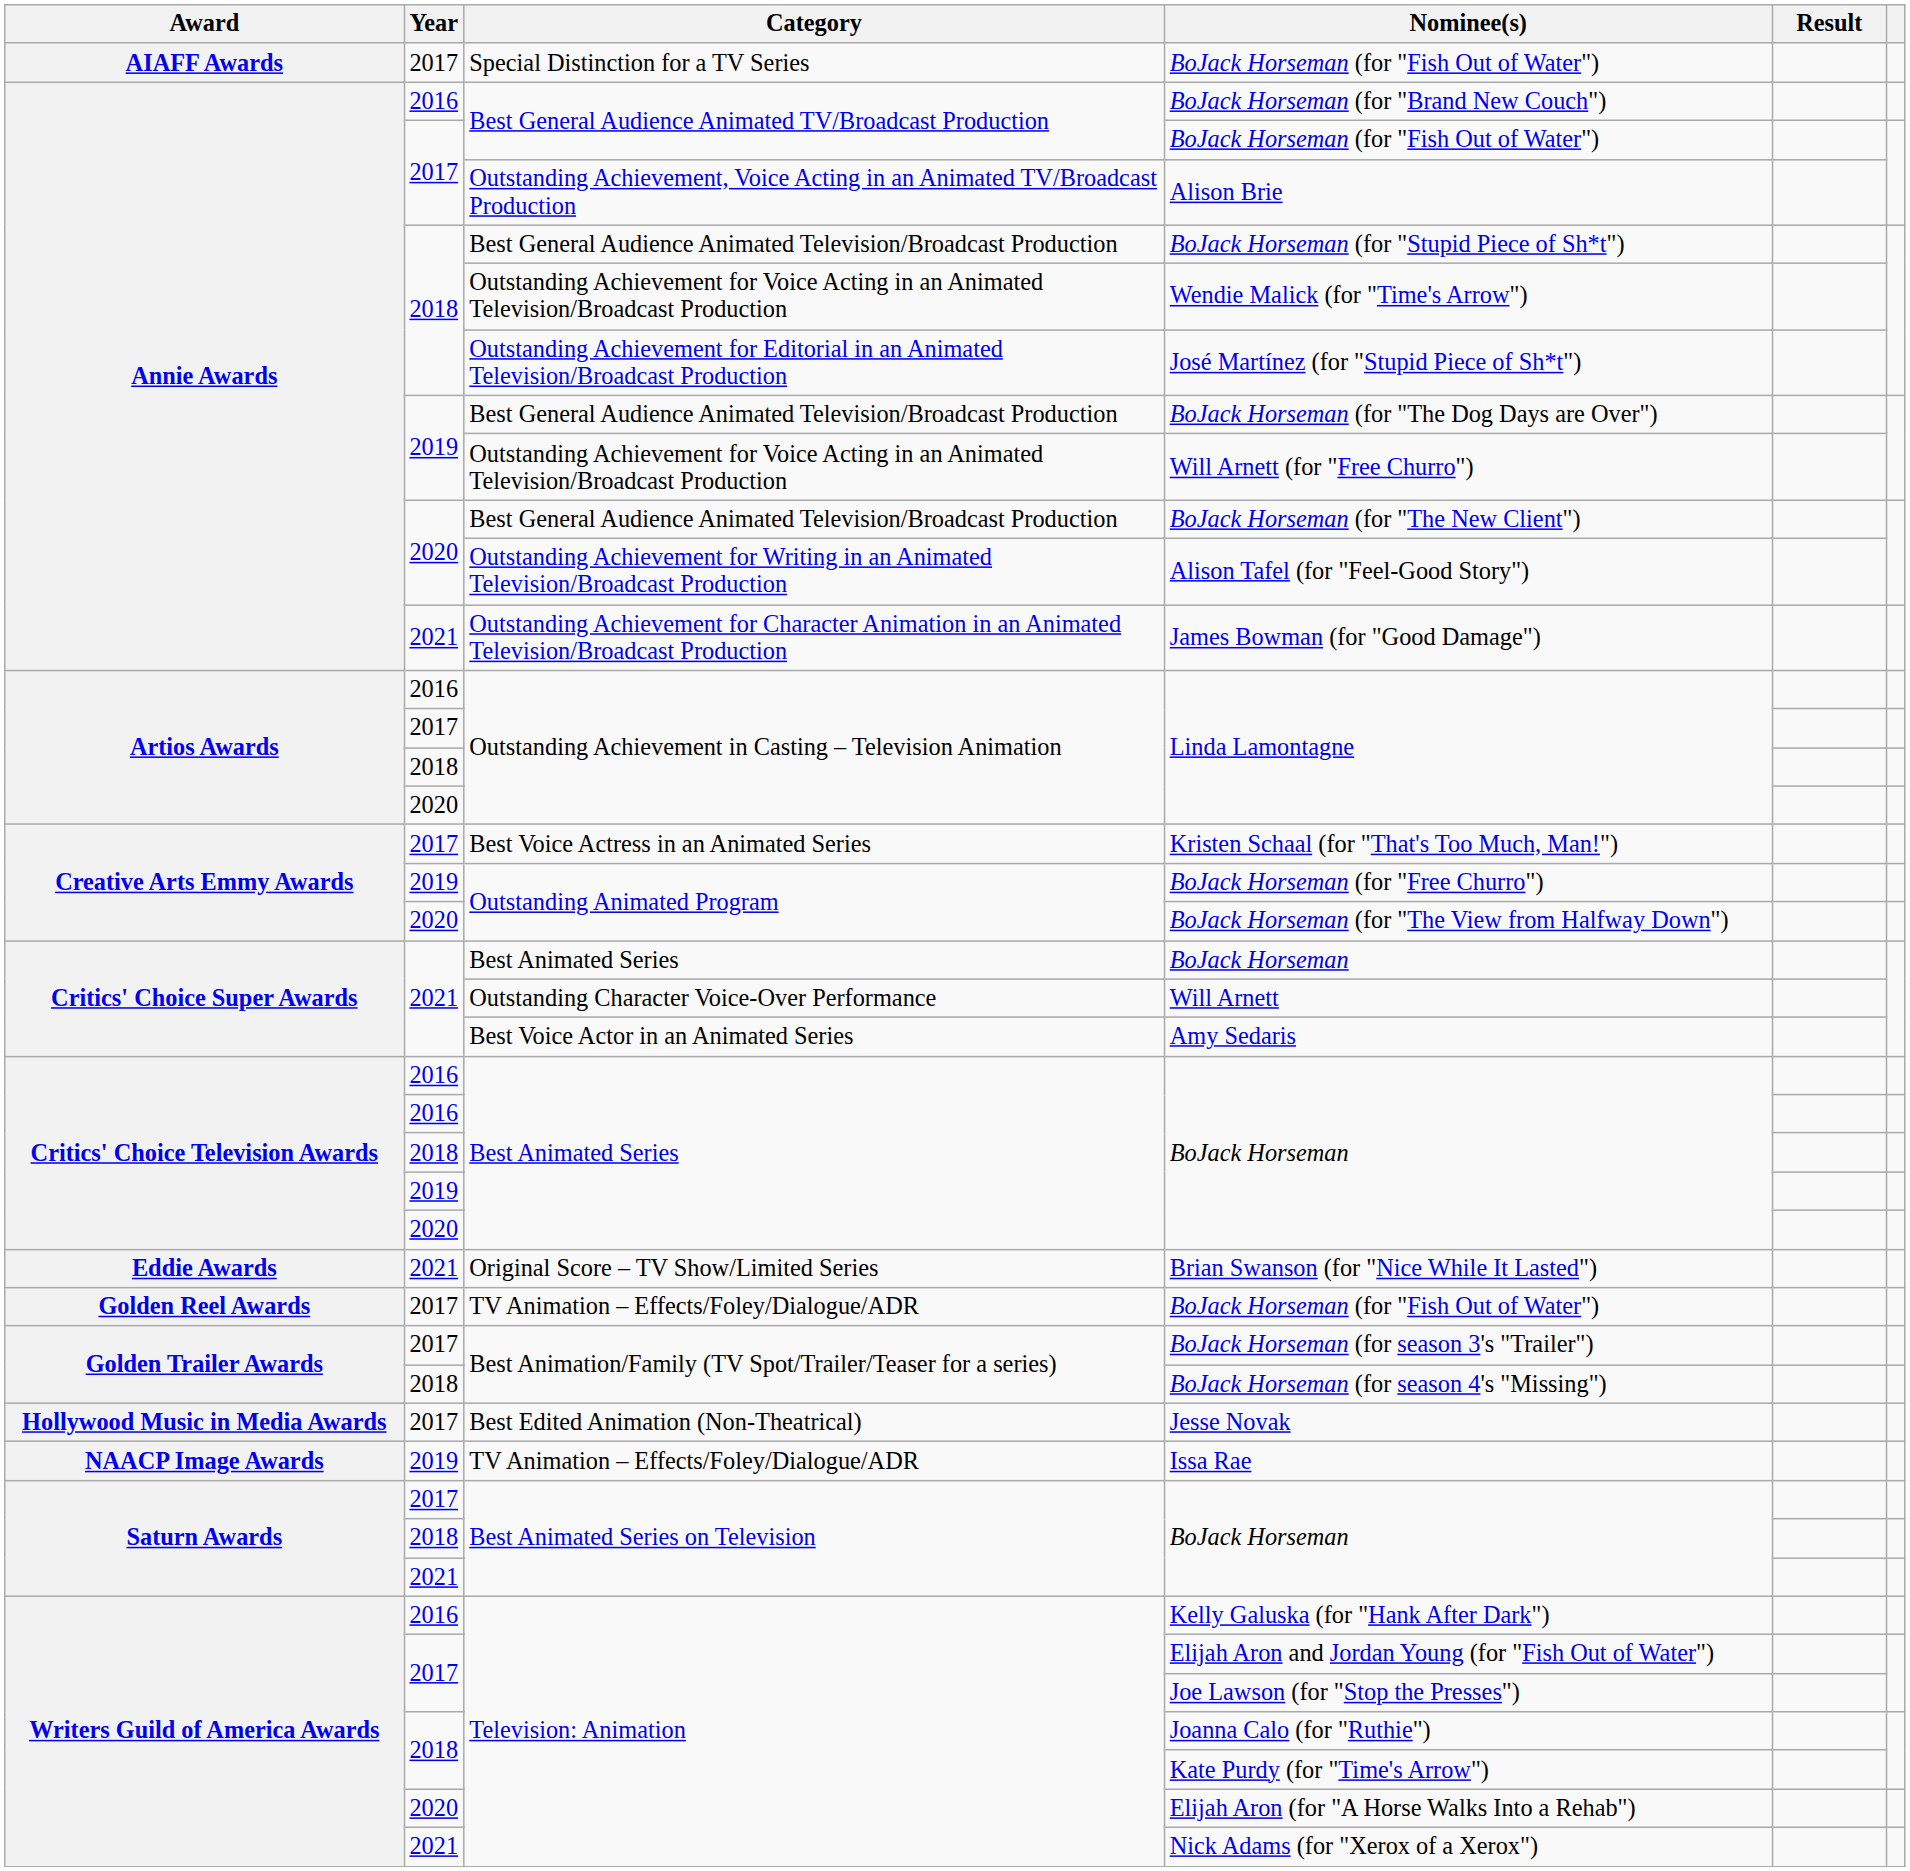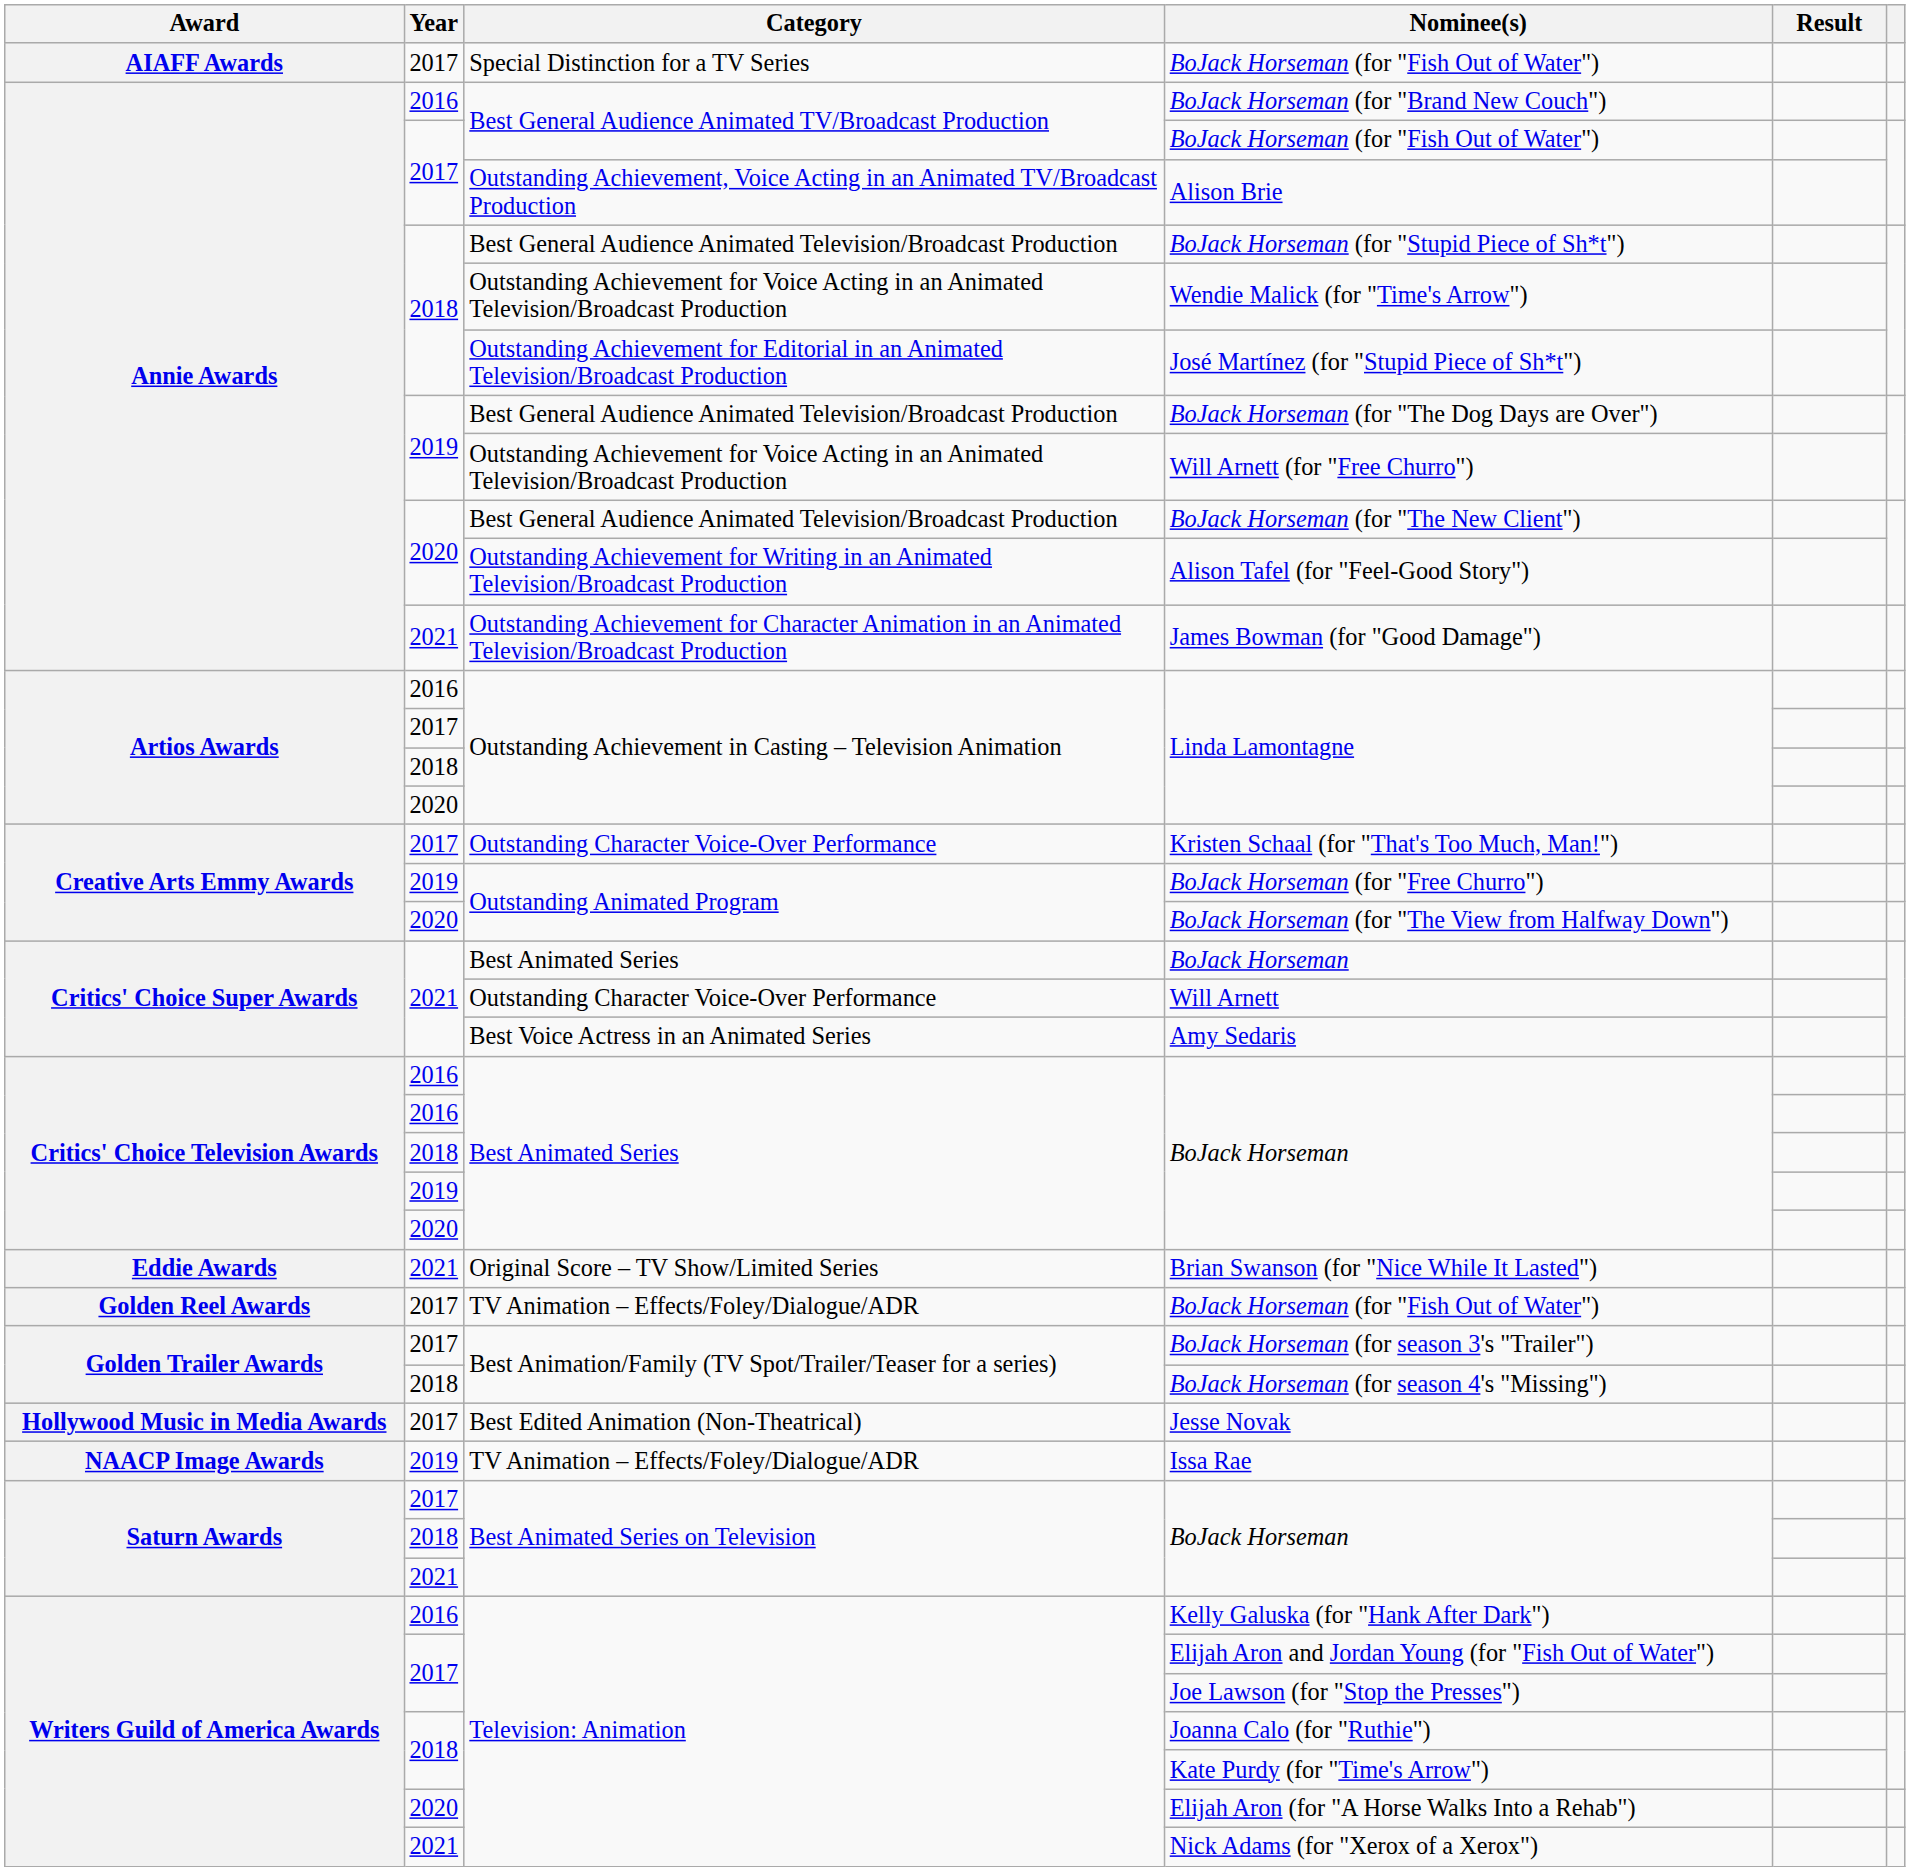(670, 843) Best Voice Actress in an Animated Series -> (703, 843) Outstanding Character Voice-Over Performance
(661, 1036) Best Voice Actor in an Animated Series -> (670, 1036) Best Voice Actress in an Animated Series
